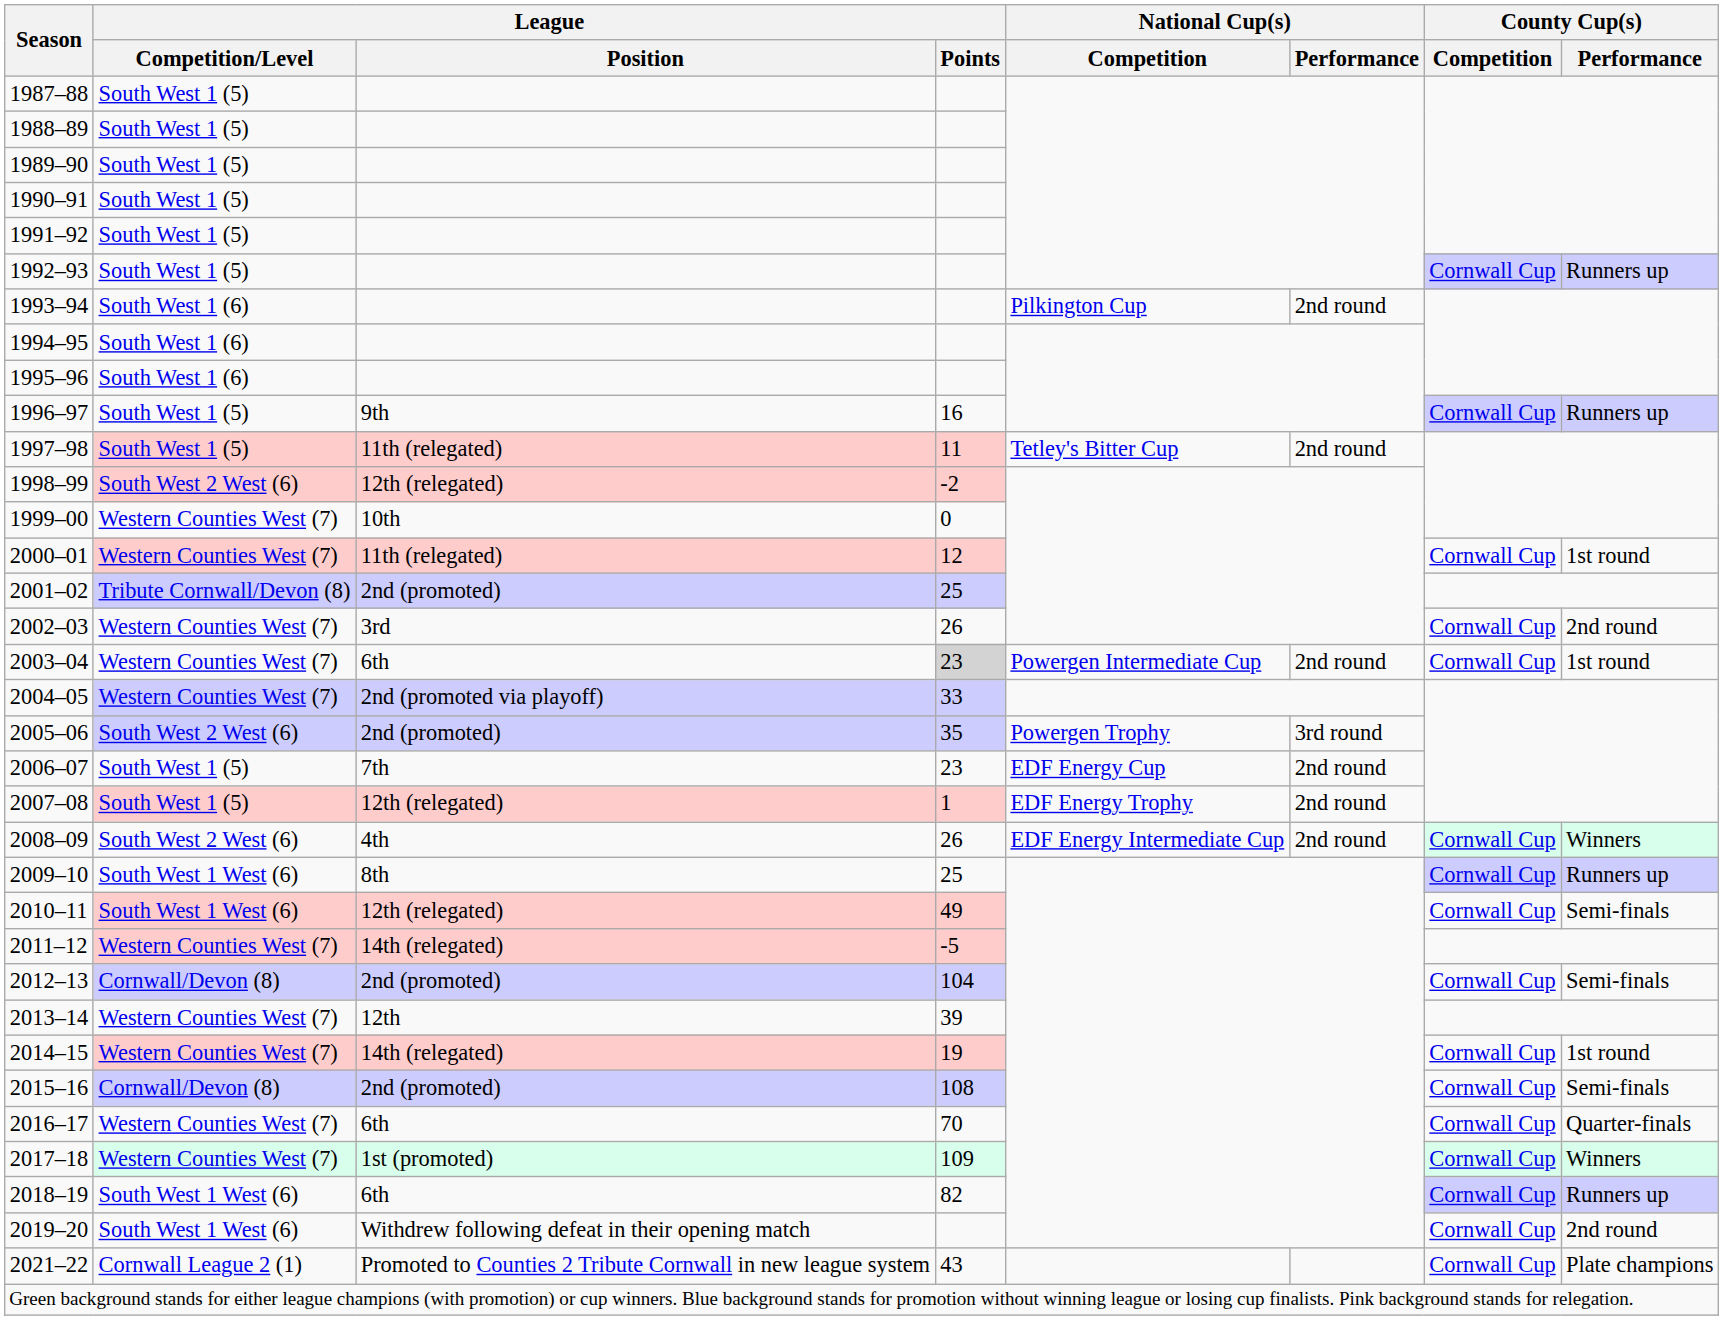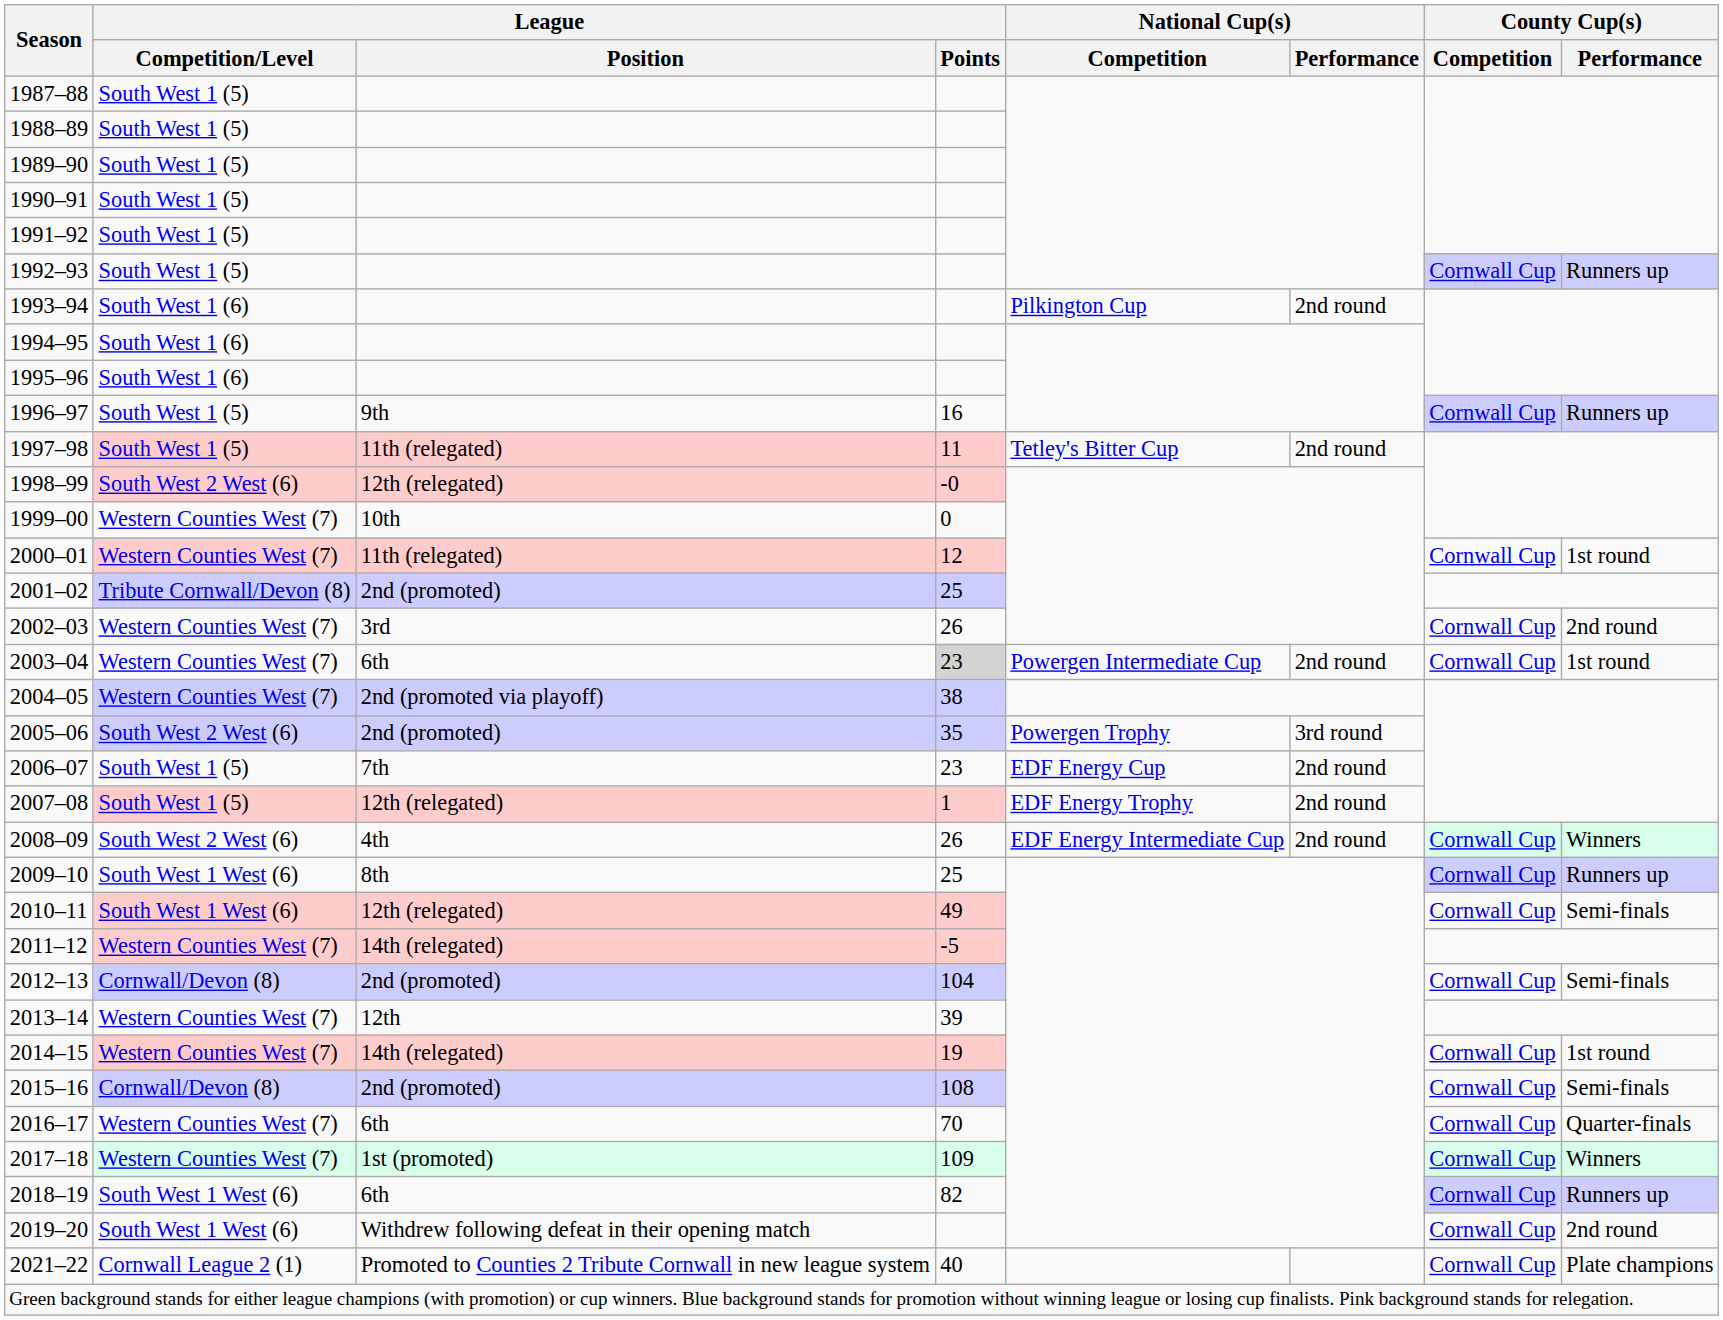(950, 484) -2 -> (950, 484) -0
(952, 697) 33 -> (952, 697) 38
(952, 1265) 43 -> (952, 1265) 40
